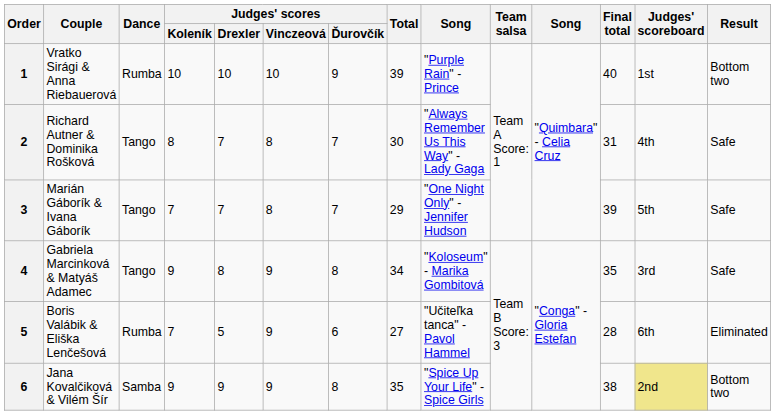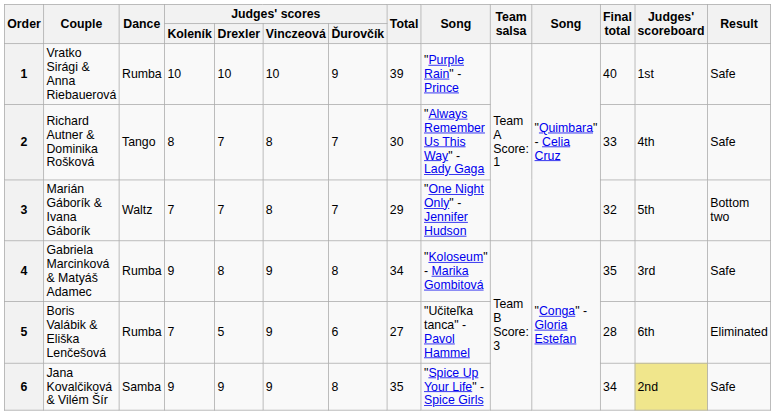(730, 74) Bottom two -> (723, 74) Safe
(610, 142) 31 -> (610, 142) 33
(139, 210) Tango -> (137, 210) Waltz
(610, 210) 39 -> (610, 210) 32
(723, 210) Safe -> (730, 210) Bottom two
(139, 271) Tango -> (142, 271) Rumba
(610, 386) 38 -> (610, 386) 34
(730, 386) Bottom two -> (723, 386) Safe
